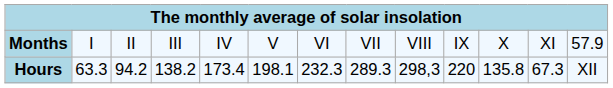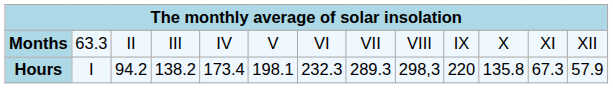(91, 43) I -> (91, 43) 63.3
(587, 43) 57.9 -> (587, 43) XII
(91, 69) 63.3 -> (91, 69) I
(587, 69) XII -> (587, 69) 57.9
